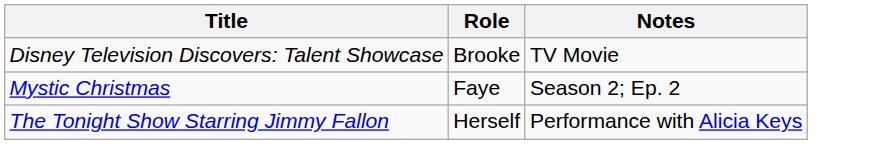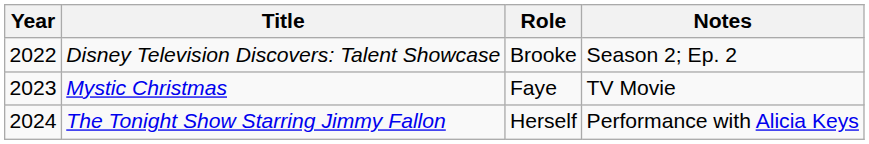+ column: (33, 21)
(574, 54) TV Movie -> (662, 54) Season 2; Ep. 2
(605, 88) Season 2; Ep. 2 -> (631, 88) TV Movie
